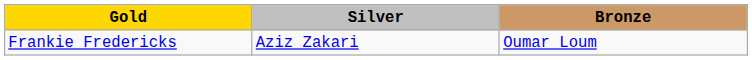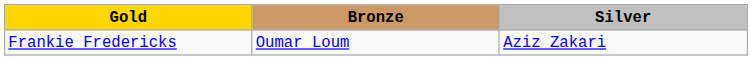columns swapped: (376, 17) <-> (623, 17)
